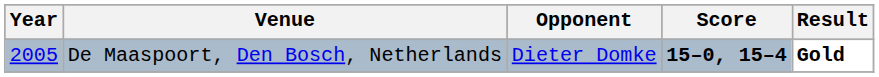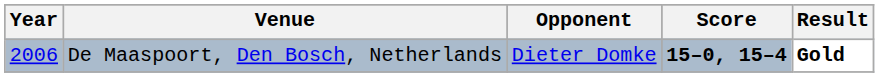(34, 55) 2005 -> (34, 55) 2006
